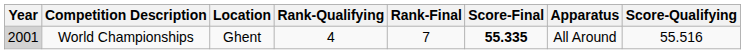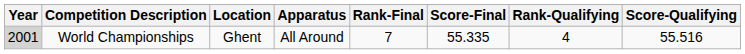columns swapped: (585, 15) <-> (331, 15)
(506, 37) bold -> (468, 37) normal
